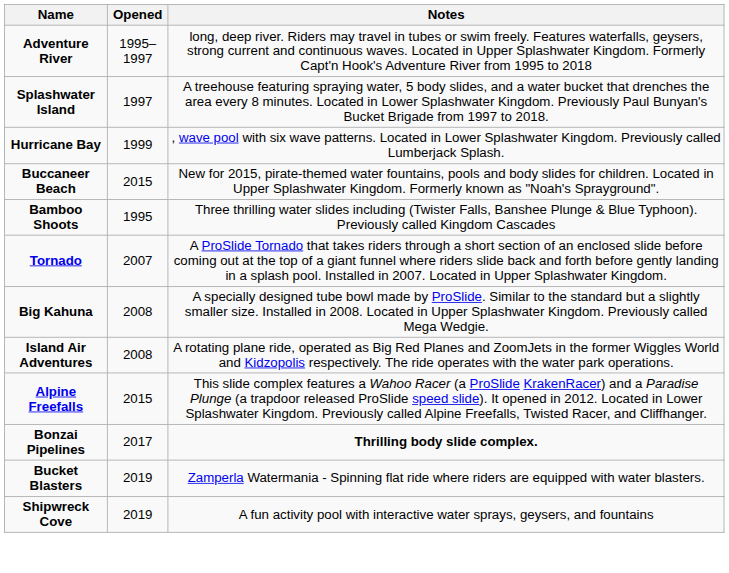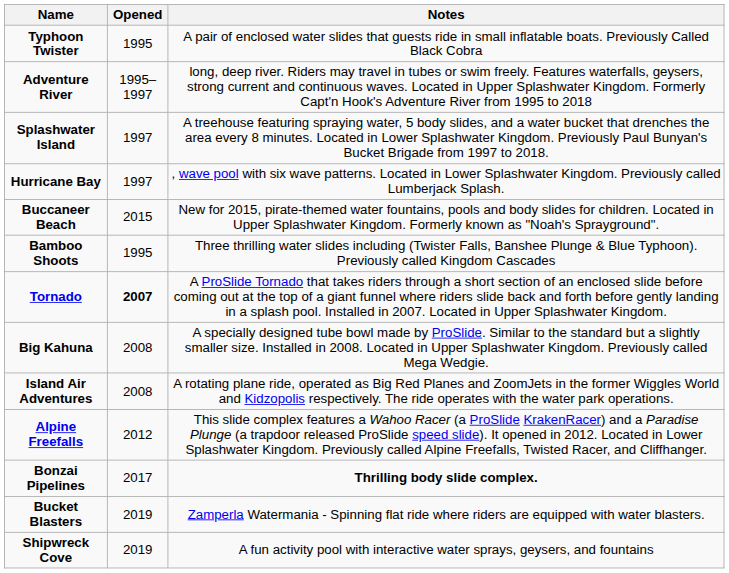+ row: (56, 43)
(138, 145) 1999 -> (138, 181) 1997
(138, 260) normal -> (138, 296) bold
(138, 398) 2015 -> (138, 434) 2012
